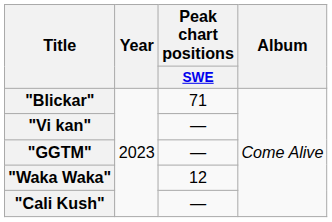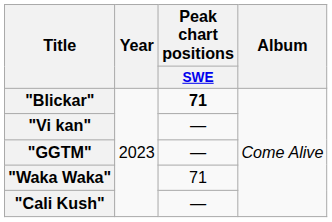(198, 100) normal -> (198, 100) bold
(198, 177) 12 -> (198, 177) 71
